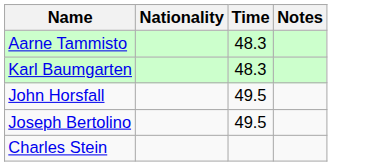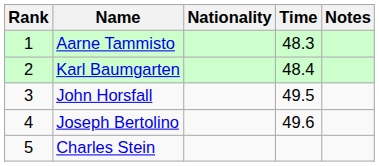+ column: (28, 17)
(250, 69) 48.3 -> (298, 69) 48.4
(250, 122) 49.5 -> (298, 122) 49.6
